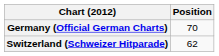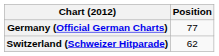(192, 28) 70 -> (192, 28) 77
